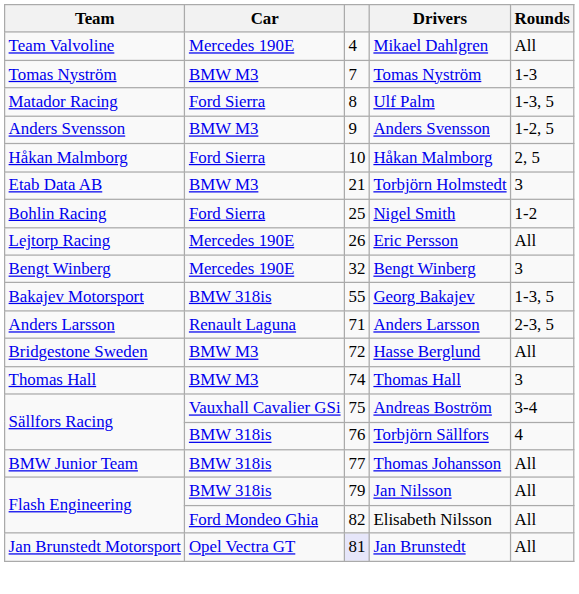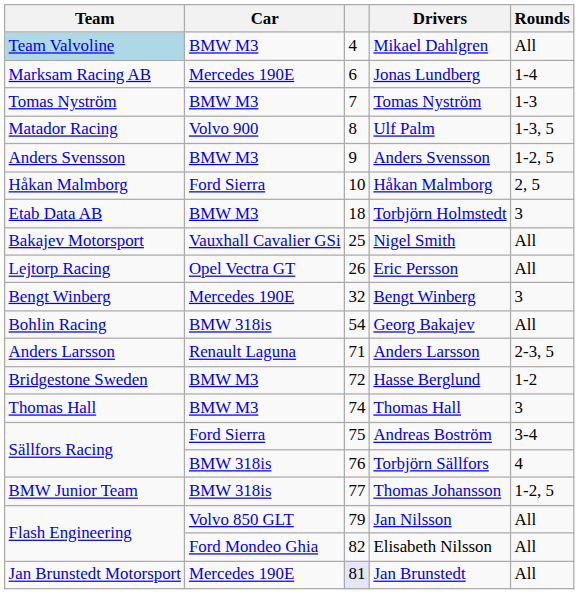(61, 45) no background -> (61, 45) lightblue background
(242, 45) Mercedes 190E -> (224, 45) BMW M3
+ row: (427, 73)
(227, 101) Ford Sierra -> (224, 129) Volvo 900
(357, 184) 21 -> (357, 212) 18
(58, 212) Bohlin Racing -> (76, 240) Bakajev Motorsport
(227, 212) Ford Sierra -> (265, 240) Vauxhall Cavalier GSi
(526, 212) 1-2 -> (525, 240) All
(242, 240) Mercedes 190E -> (242, 268) Opel Vectra GT
(76, 296) Bakajev Motorsport -> (58, 324) Bohlin Racing
(357, 296) 55 -> (357, 324) 54
(534, 296) 1-3, 5 -> (525, 324) All
(525, 351) All -> (526, 379) 1-2
(265, 407) Vauxhall Cavalier GSi -> (227, 435) Ford Sierra
(525, 463) All -> (534, 490) 1-2, 5
(230, 490) BMW 318is -> (241, 518) Volvo 850 GLT
(242, 546) Opel Vectra GT -> (242, 574) Mercedes 190E
